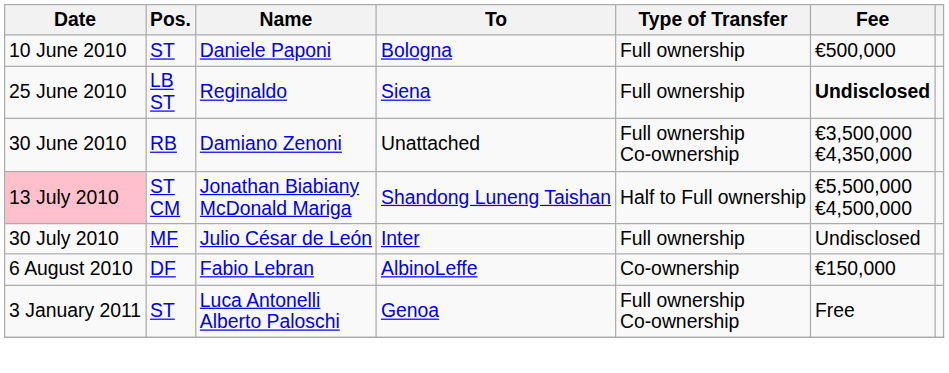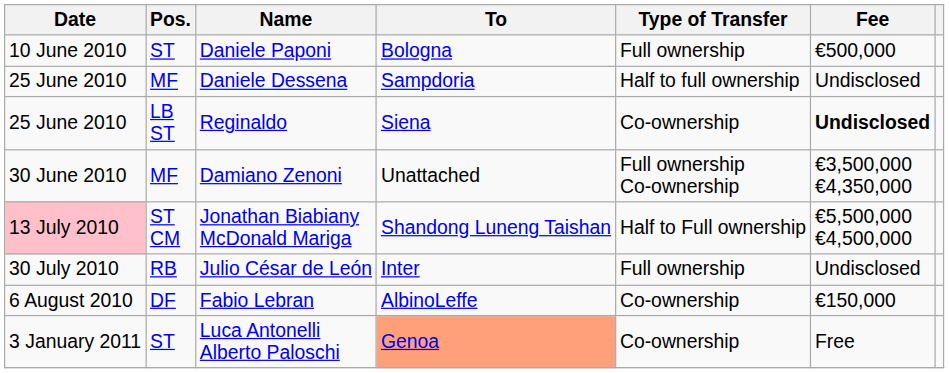+ row: (274, 81)
(682, 92) Full ownership -> (680, 122) Co-ownership
(163, 144) RB -> (164, 175) MF
(164, 238) MF -> (163, 269) RB
(410, 311) no background -> (410, 341) lightsalmon background
(682, 311) Full ownership Co-ownership -> (680, 341) Co-ownership
